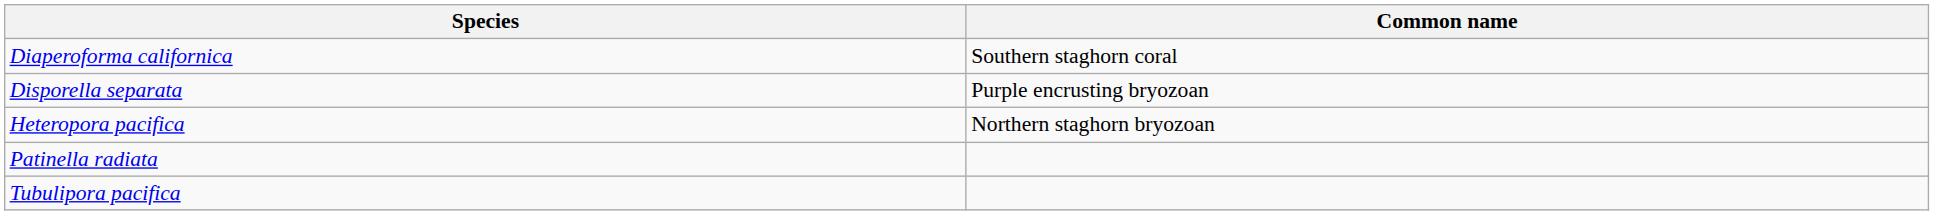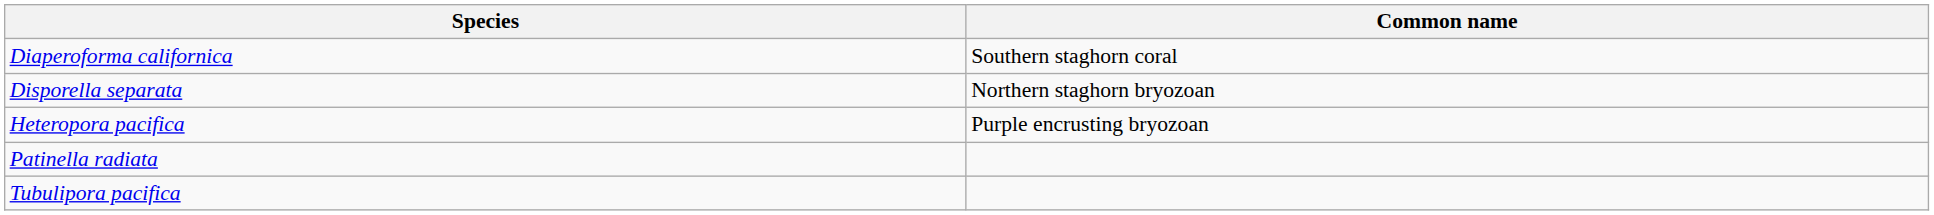(1090, 90) Purple encrusting bryozoan -> (1093, 90) Northern staghorn bryozoan
(1093, 124) Northern staghorn bryozoan -> (1090, 124) Purple encrusting bryozoan
